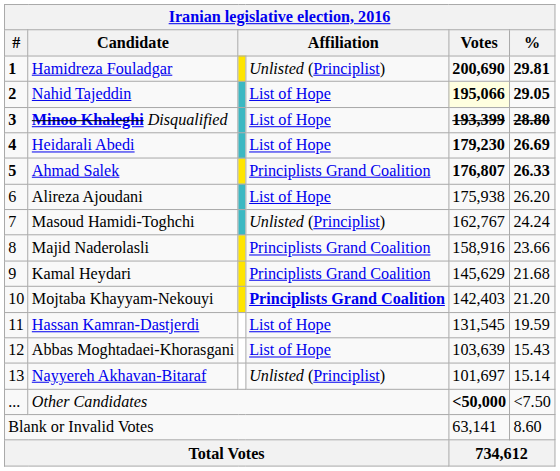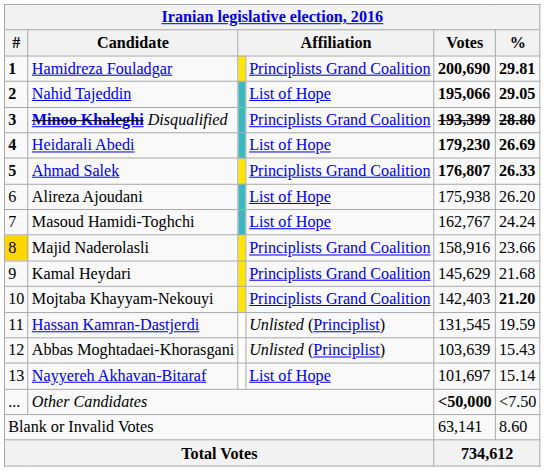(317, 68) Unlisted (Principlist) -> (340, 68) Principlists Grand Coalition
(479, 94) lightyellow background -> (464, 94) no background
(290, 119) List of Hope -> (340, 119) Principlists Grand Coalition
(317, 222) Unlisted (Principlist) -> (290, 222) List of Hope
(12, 247) no background -> (12, 247) gold background
(347, 299) bold -> (340, 299) normal
(532, 299) normal -> (517, 299) bold
(290, 324) List of Hope -> (317, 324) Unlisted (Principlist)
(290, 350) List of Hope -> (317, 350) Unlisted (Principlist)
(317, 376) Unlisted (Principlist) -> (290, 376) List of Hope
